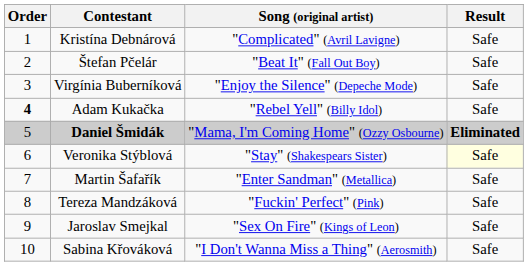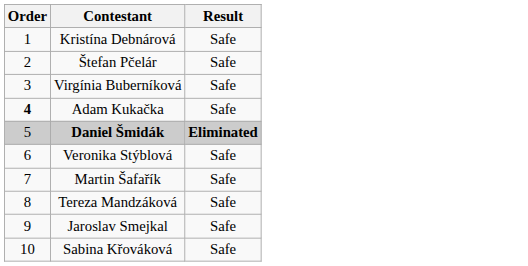- column: (316, 16)
(485, 156) lightyellow background -> (223, 156) no background
